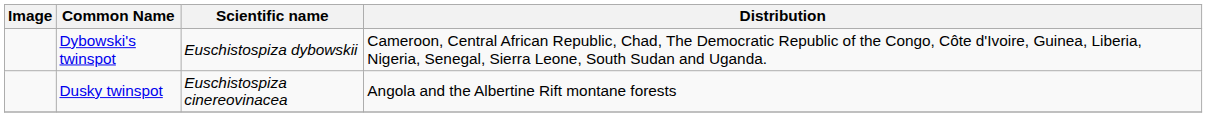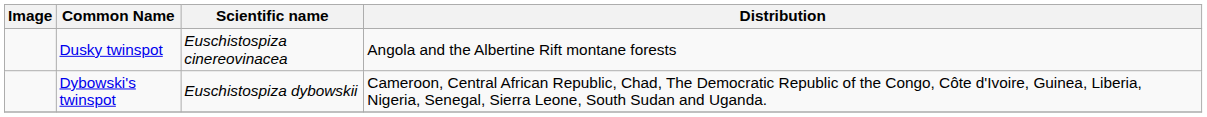rows swapped: (98, 49) <-> (111, 91)
